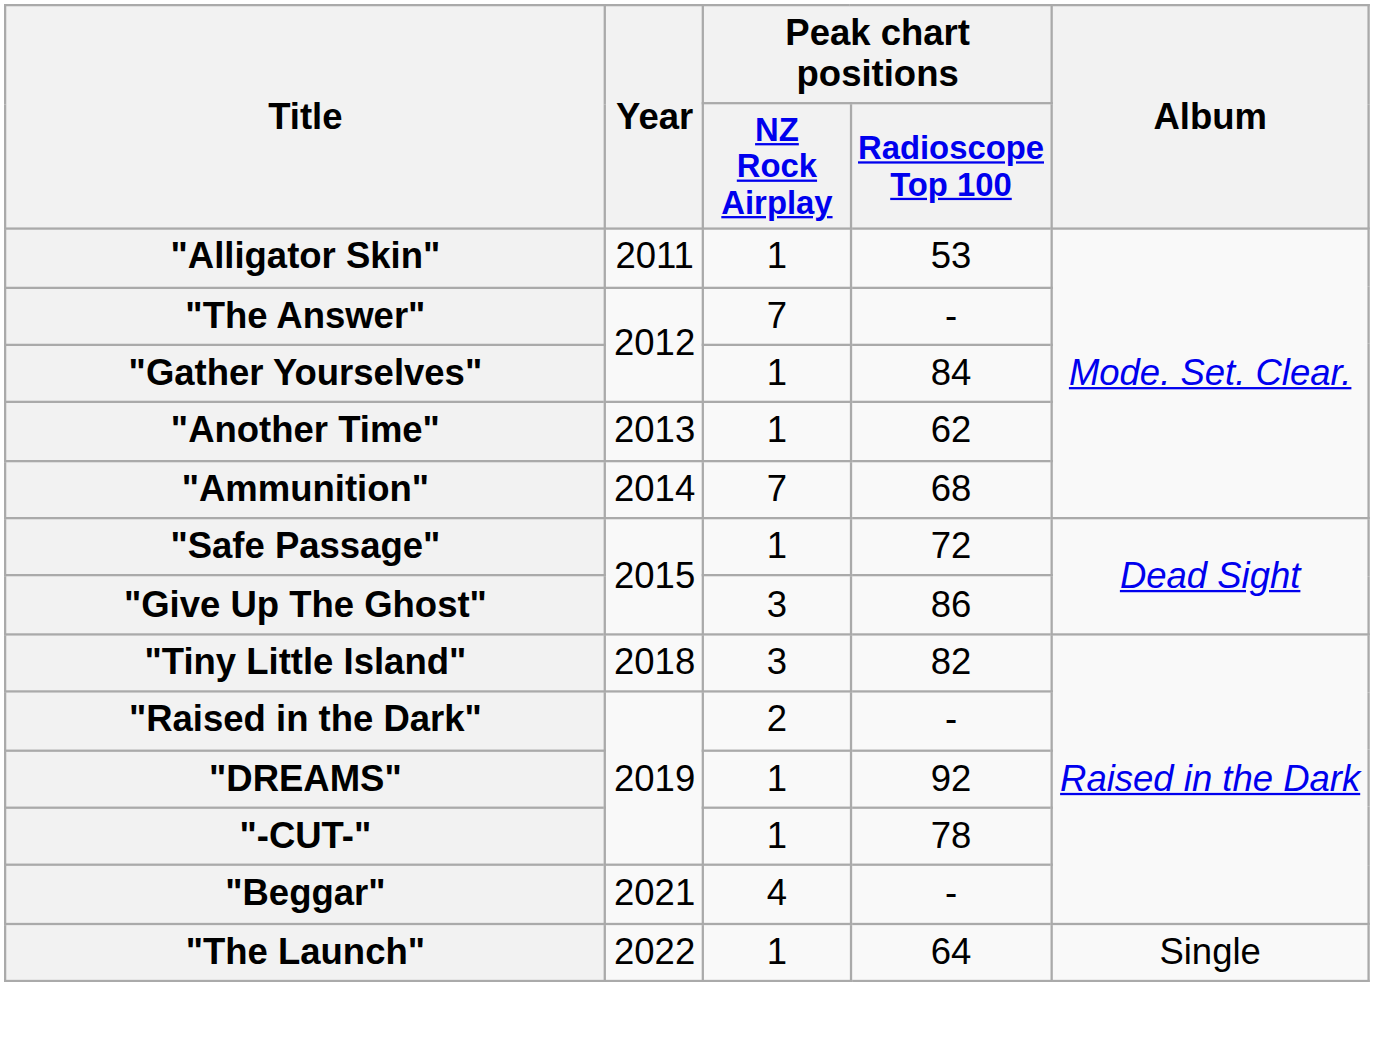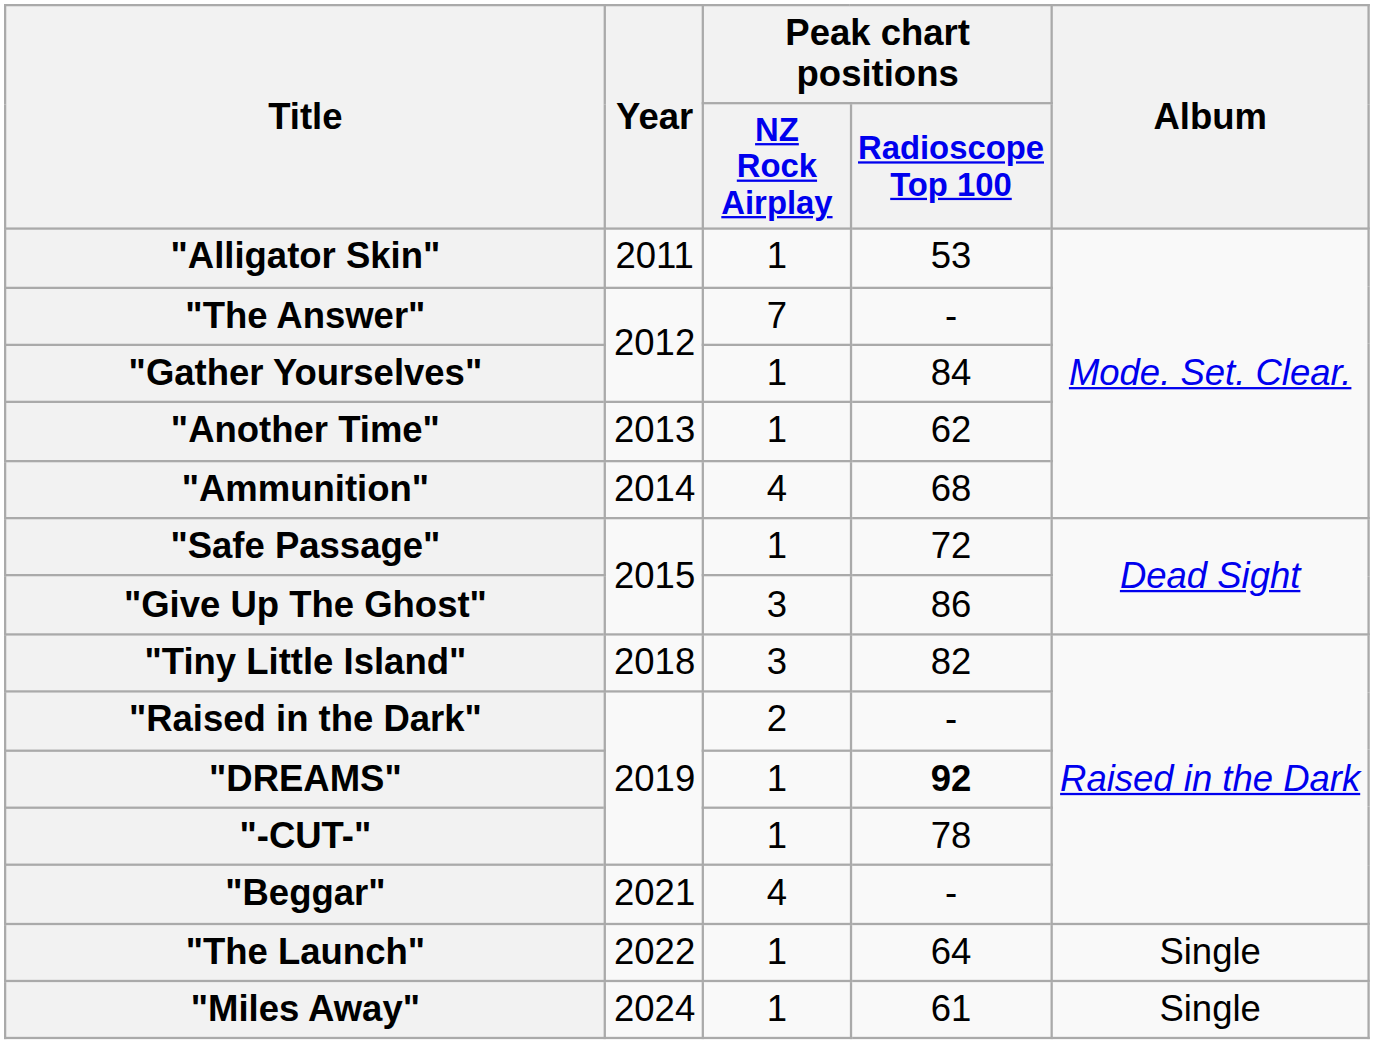(777, 488) 7 -> (777, 488) 4
(951, 777) normal -> (951, 777) bold
+ row: (305, 1009)
